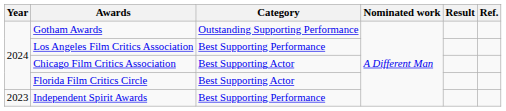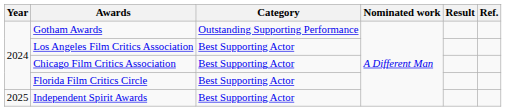(262, 47) Best Supporting Performance -> (246, 47) Best Supporting Actor
(18, 98) 2023 -> (18, 98) 2025
(262, 98) Best Supporting Performance -> (246, 98) Best Supporting Actor
